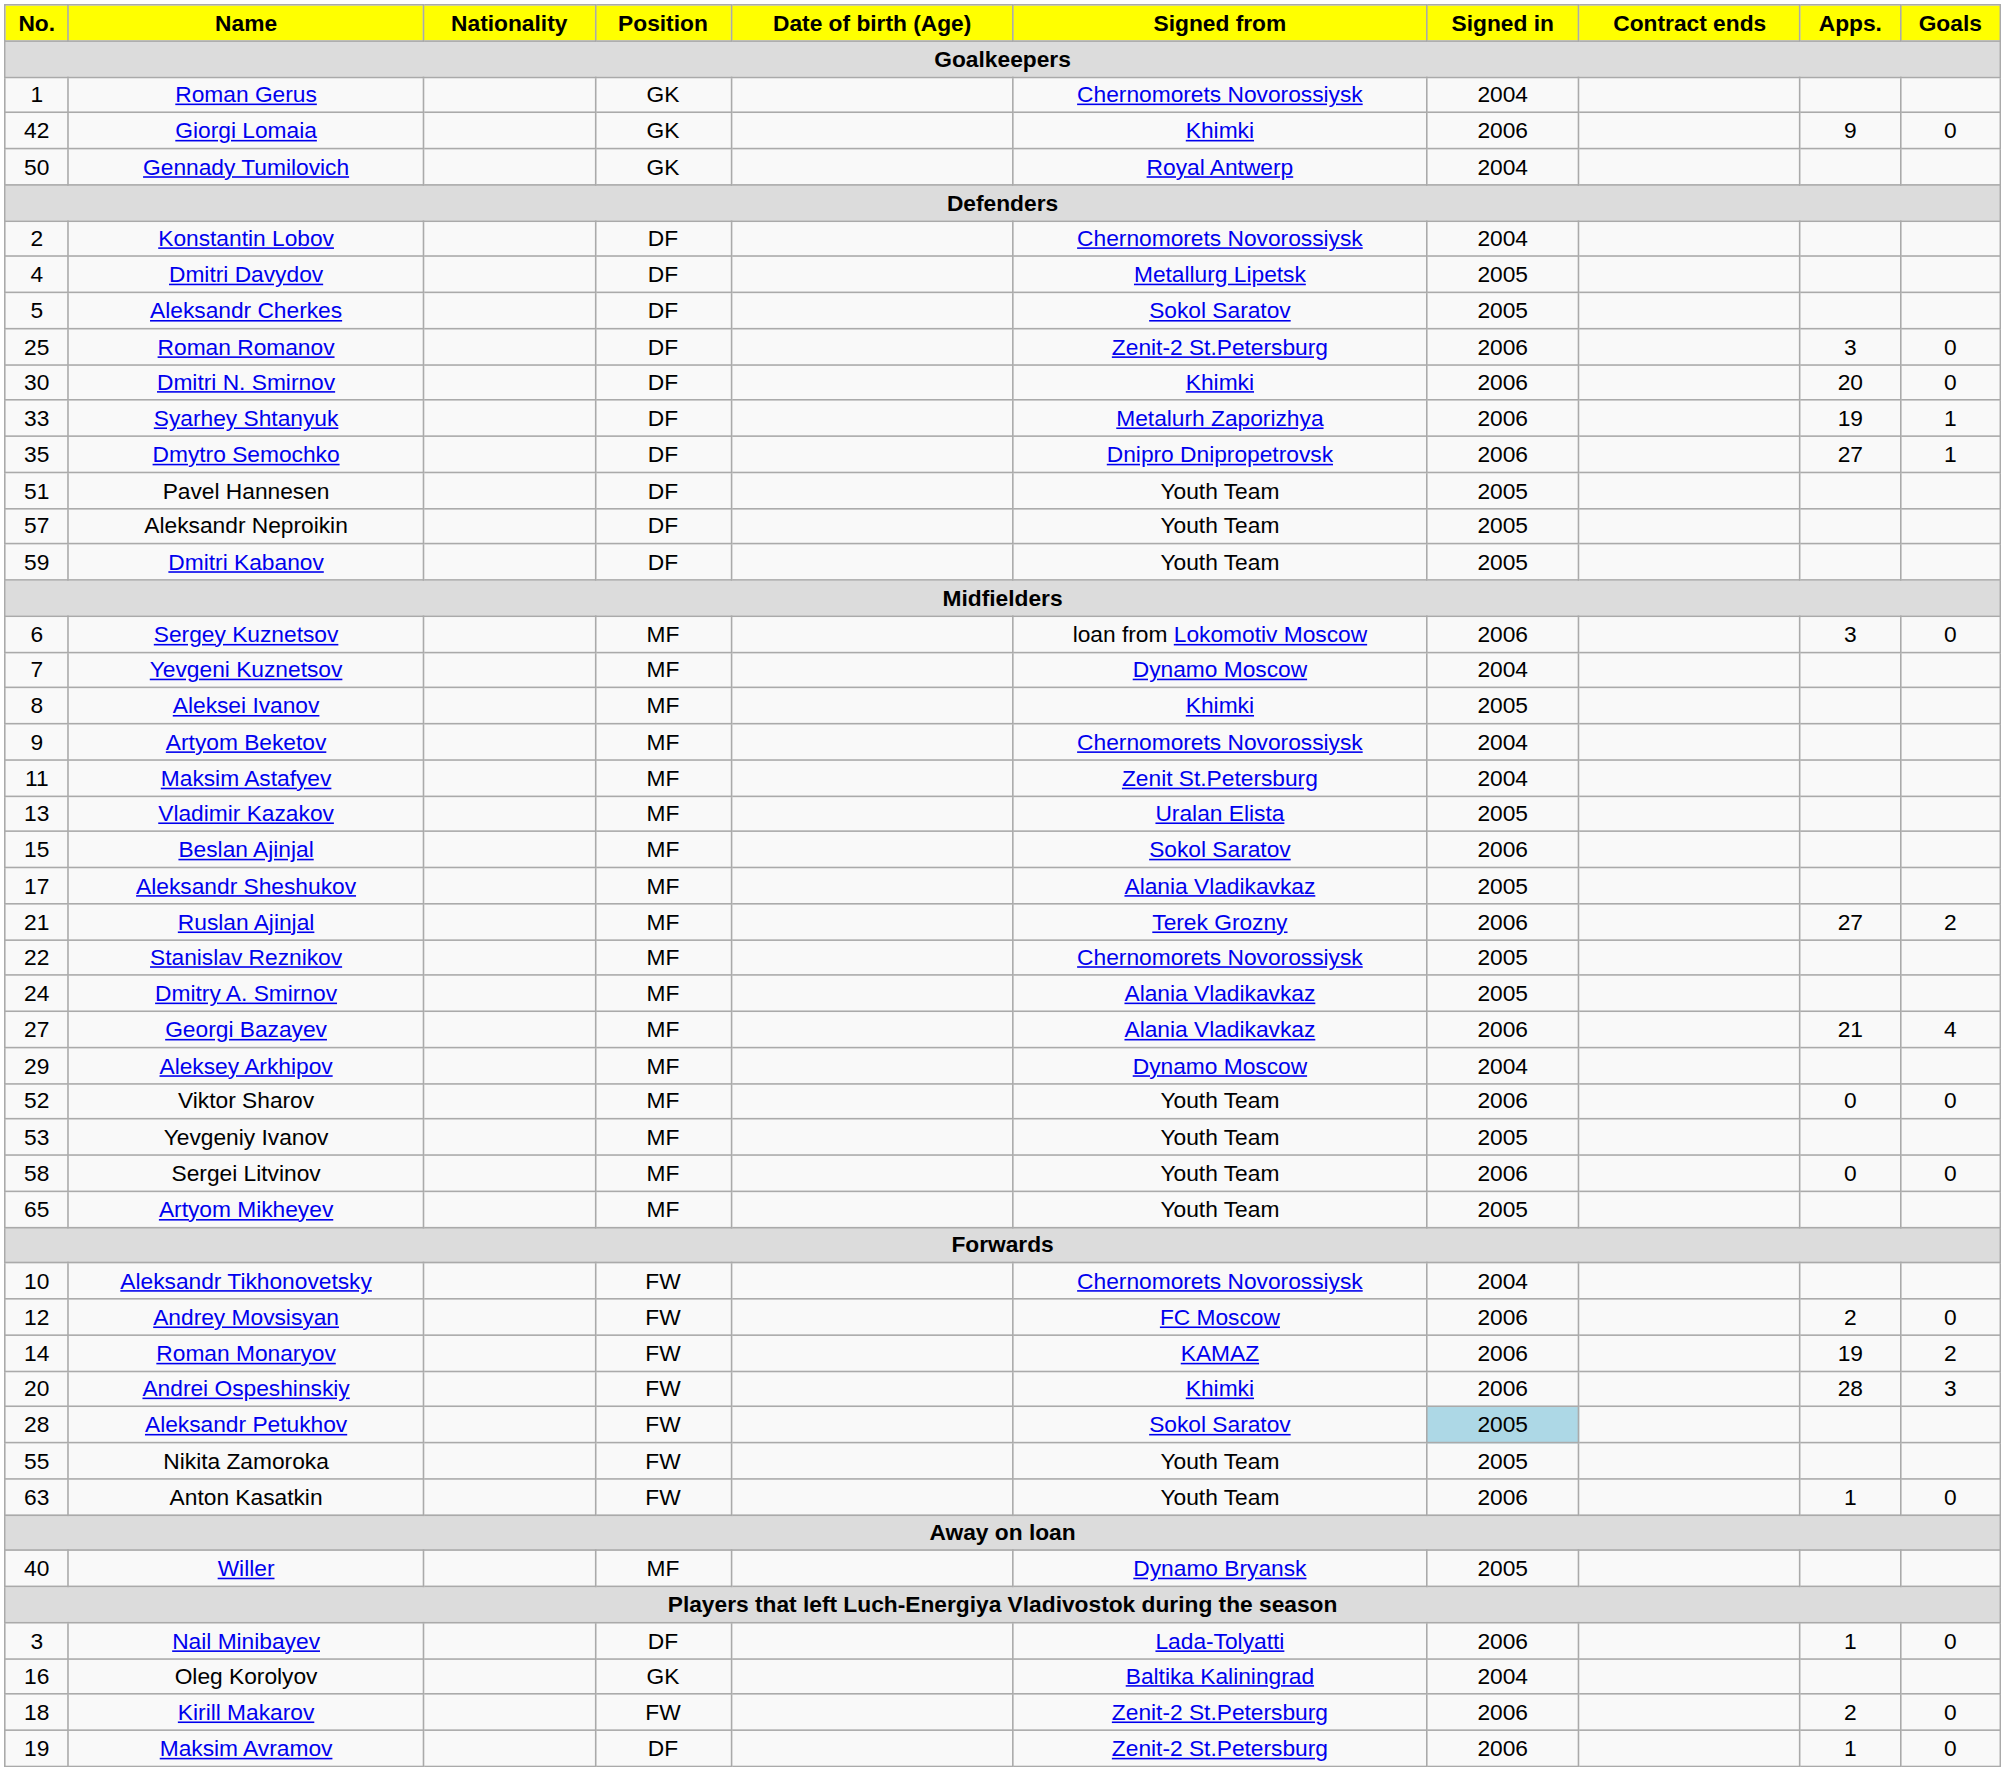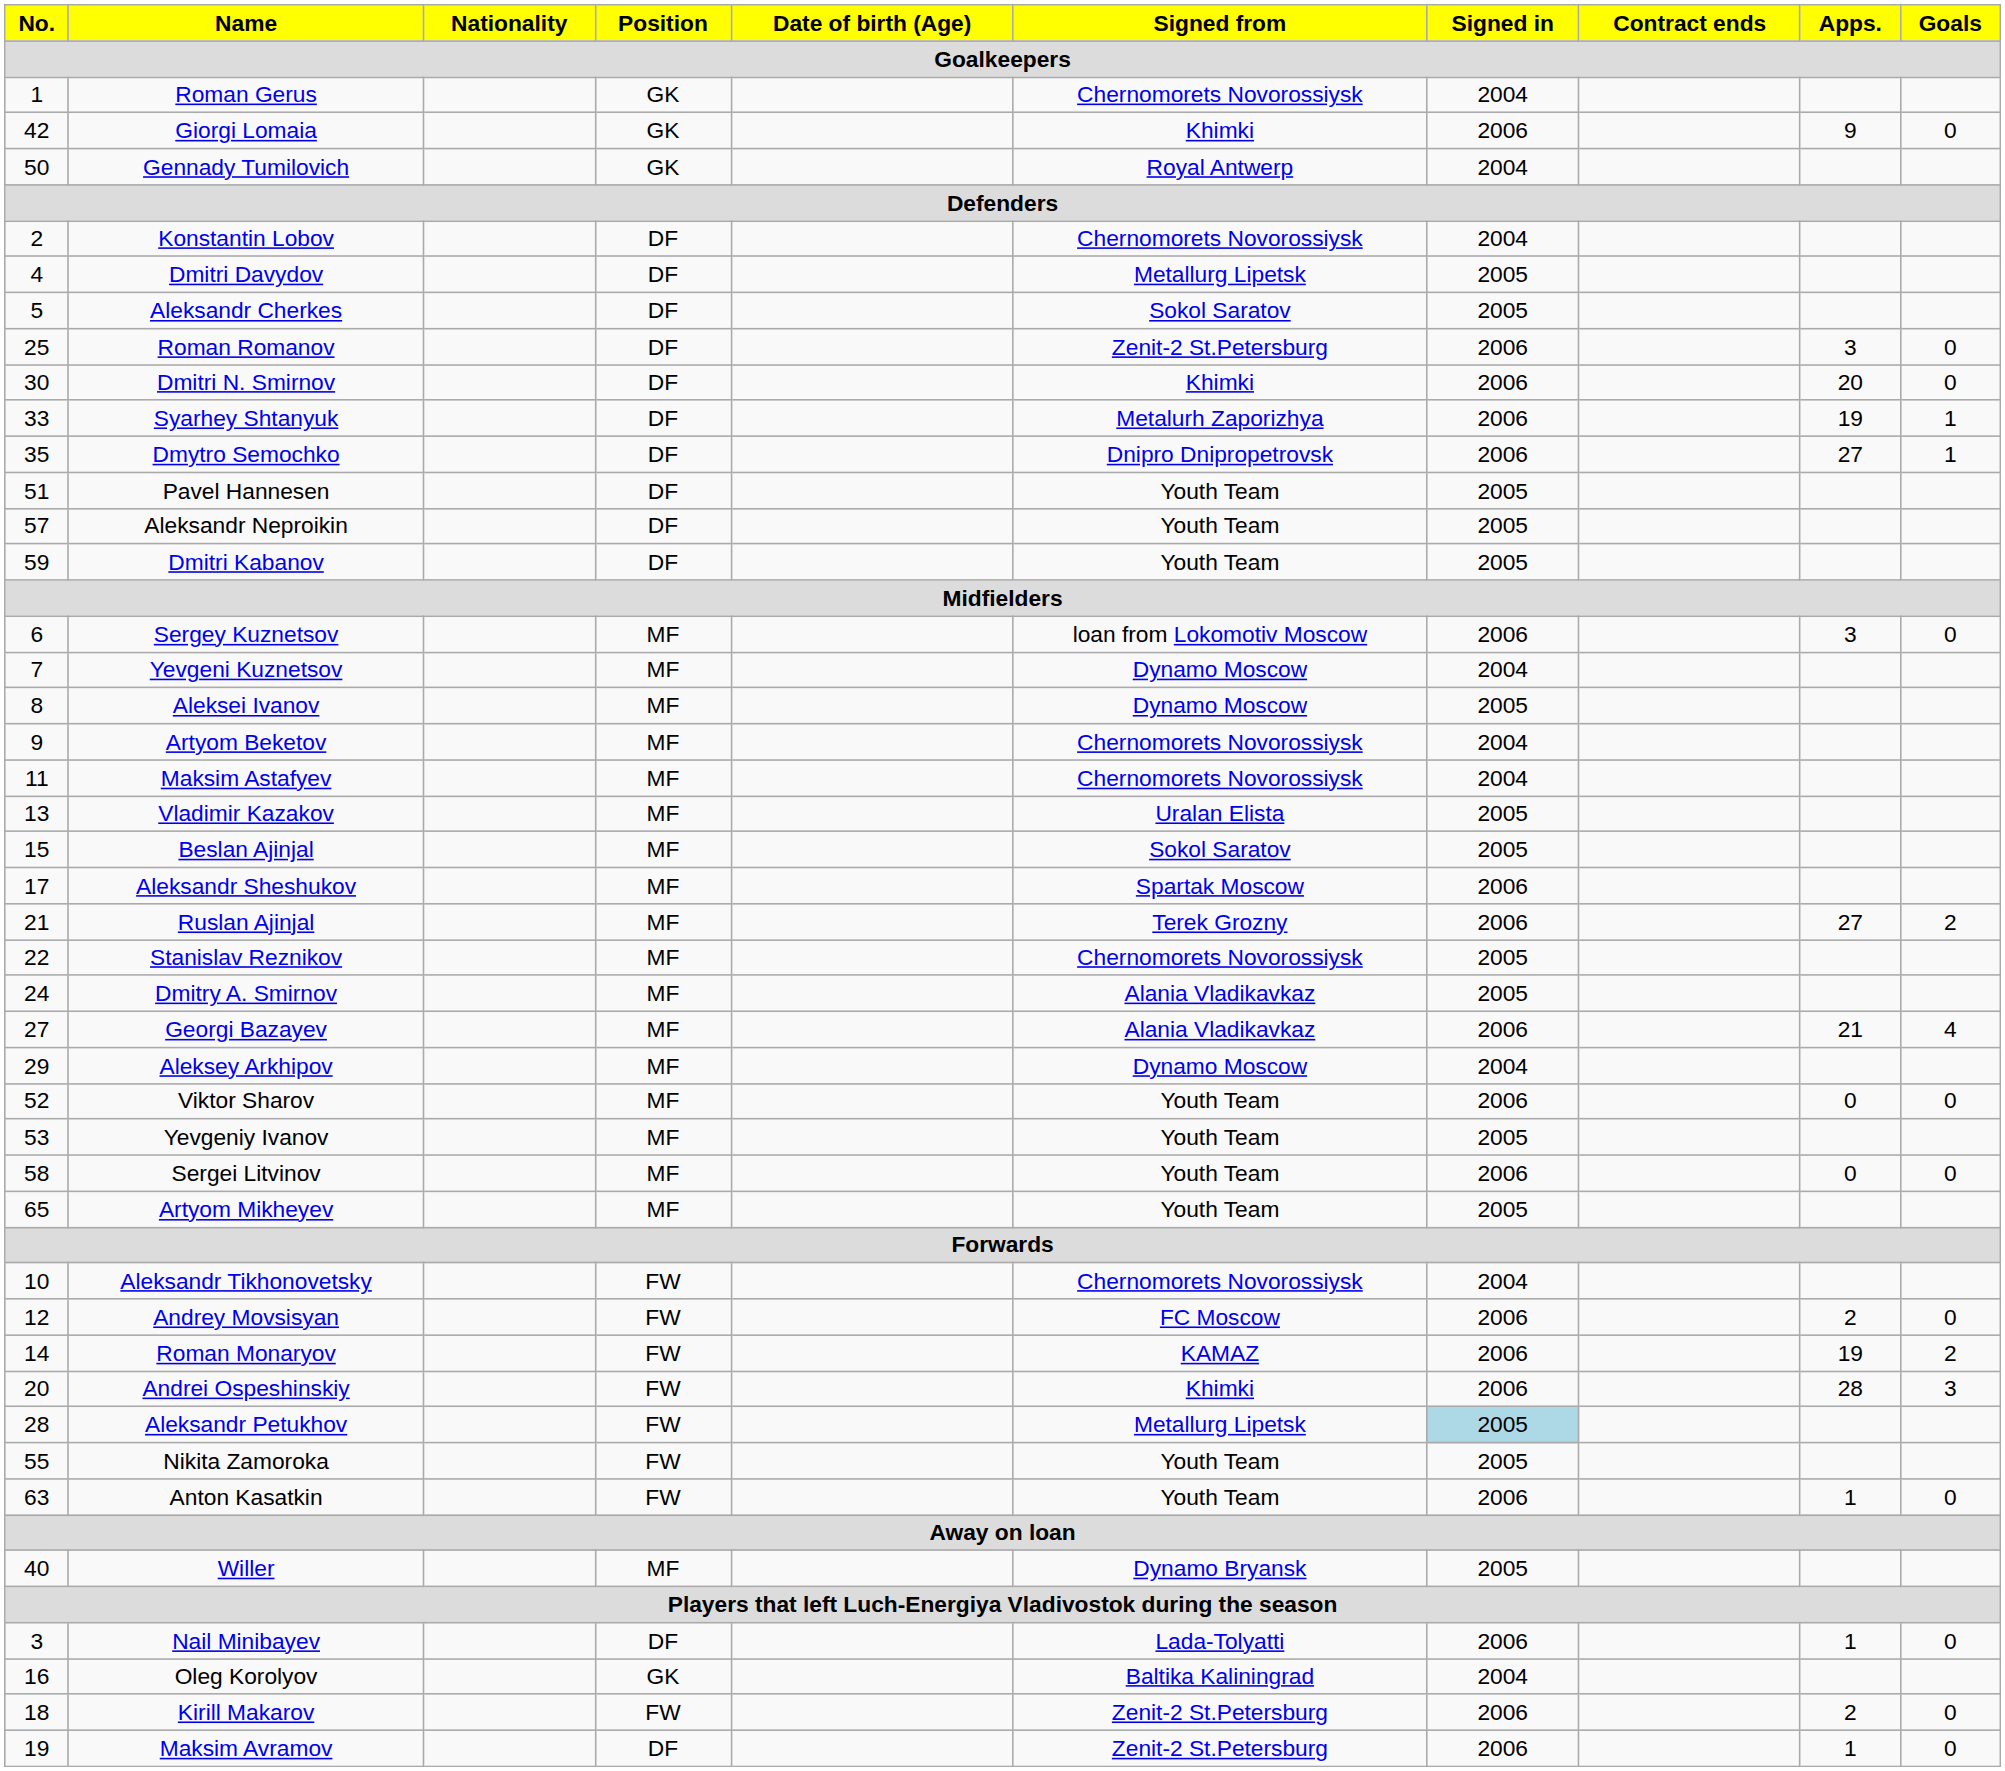(1220, 706) Khimki -> (1220, 706) Dynamo Moscow
(1220, 778) Zenit St.Petersburg -> (1220, 778) Chernomorets Novorossiysk
(1503, 850) 2006 -> (1503, 850) 2005
(1220, 886) Alania Vladikavkaz -> (1220, 886) Spartak Moscow
(1503, 886) 2005 -> (1503, 886) 2006
(1220, 1425) Sokol Saratov -> (1220, 1425) Metallurg Lipetsk
